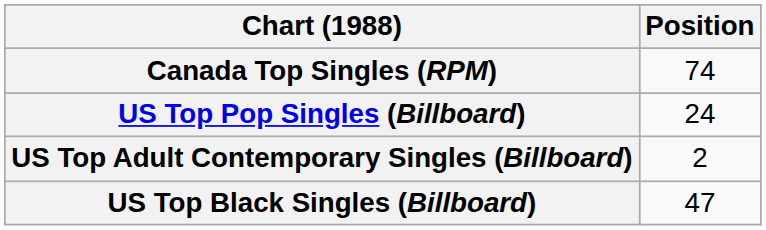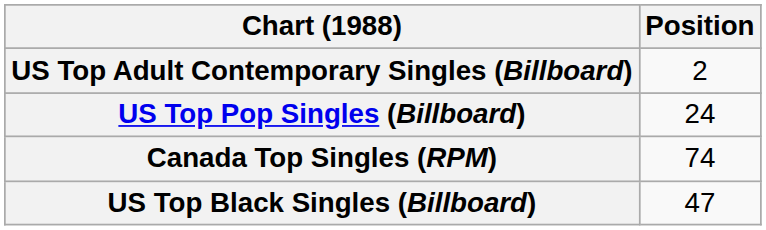rows swapped: (322, 70) <-> (322, 158)
